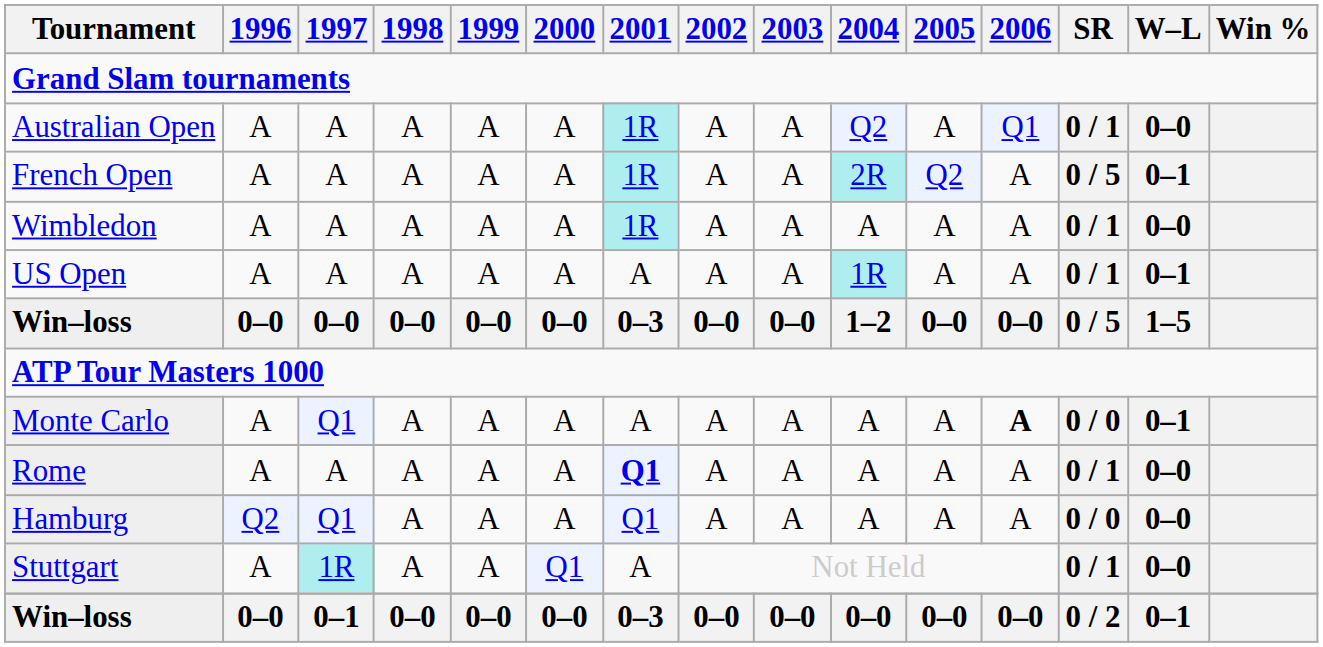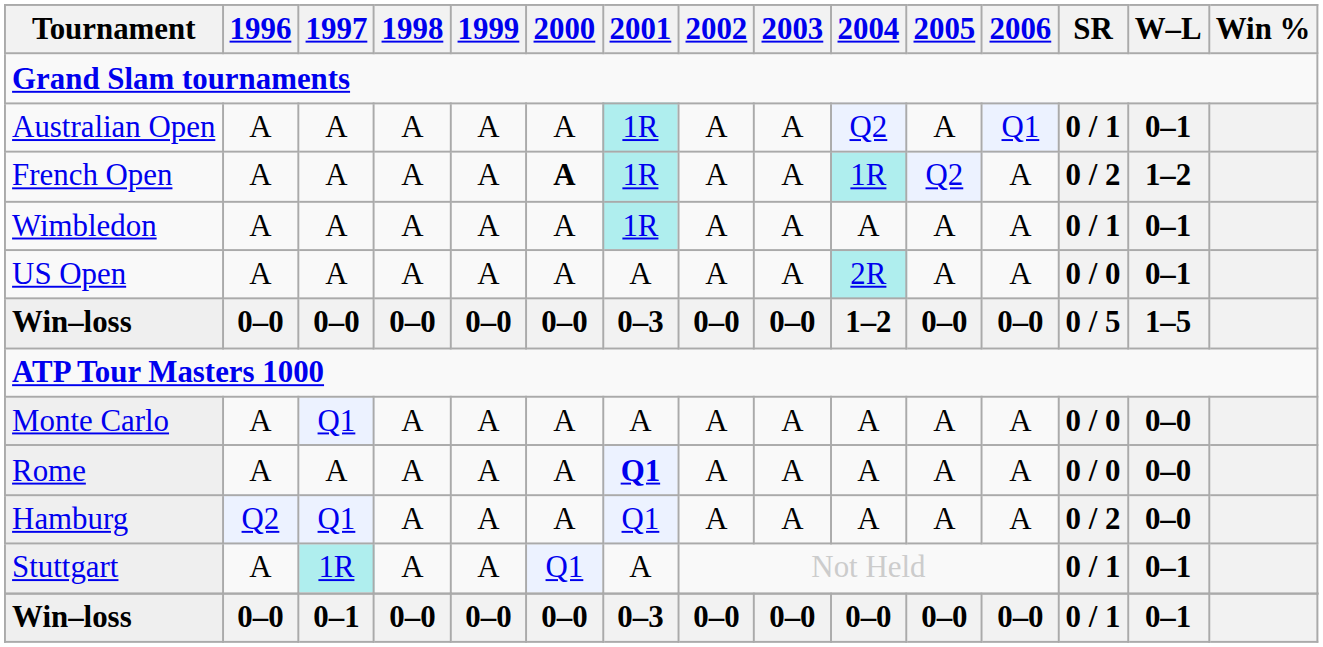(1168, 126) 0–0 -> (1168, 126) 0–1
(564, 175) normal -> (564, 175) bold
(868, 175) 2R -> (868, 175) 1R
(1093, 175) 0 / 5 -> (1093, 175) 0 / 2
(1168, 175) 0–1 -> (1168, 175) 1–2
(1168, 224) 0–0 -> (1168, 224) 0–1
(868, 273) 1R -> (868, 273) 2R
(1093, 273) 0 / 1 -> (1093, 273) 0 / 0
(1020, 420) bold -> (1020, 420) normal
(1168, 420) 0–1 -> (1168, 420) 0–0
(1093, 469) 0 / 1 -> (1093, 469) 0 / 0
(1093, 518) 0 / 0 -> (1093, 518) 0 / 2
(1168, 567) 0–0 -> (1168, 567) 0–1
(1093, 616) 0 / 2 -> (1093, 616) 0 / 1
